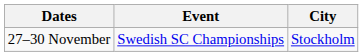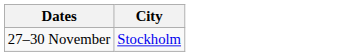- column: (201, 16)
